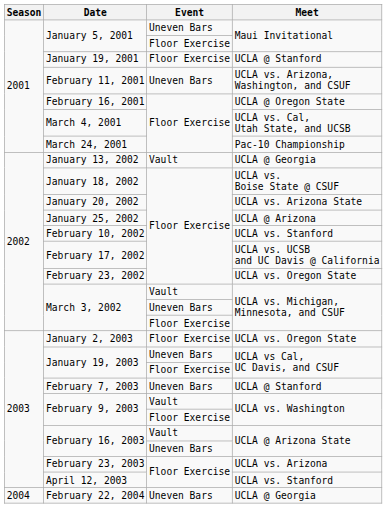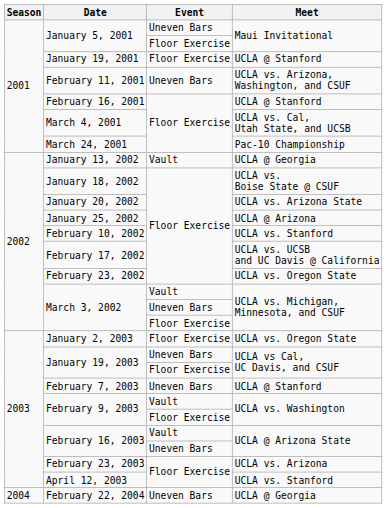(290, 102) UCLA @ Oregon State -> (278, 102) UCLA @ Stanford
